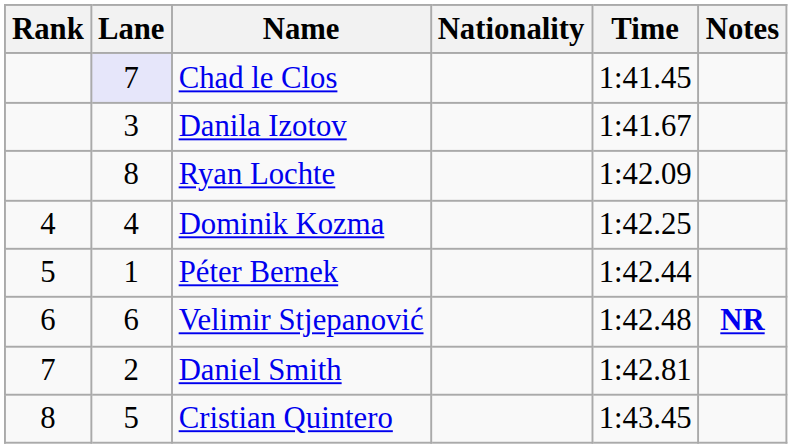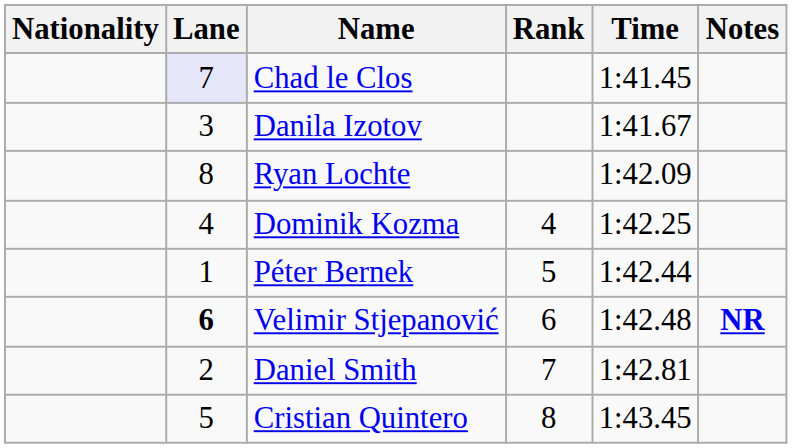columns swapped: (48, 28) <-> (511, 28)
(131, 321) normal -> (206, 321) bold
